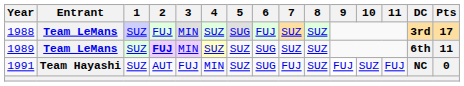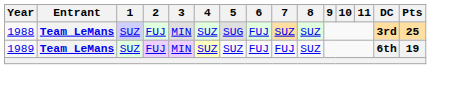(446, 31) 17 -> (412, 31) 25
(162, 49) bold -> (156, 49) normal
(266, 49) SUG -> (259, 49) FUJ
(291, 49) SUZ -> (285, 49) FUJ
(446, 49) 11 -> (412, 49) 19
- row: (21, 67)
